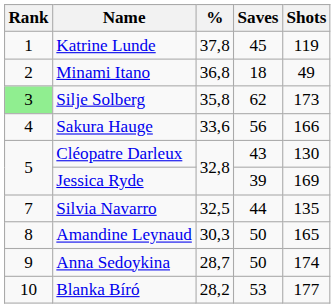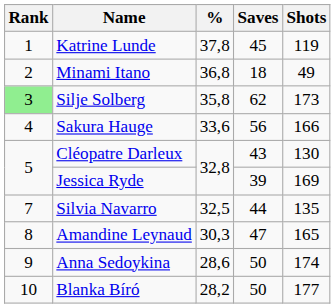(258, 235) 50 -> (258, 235) 47
(215, 262) 28,7 -> (215, 262) 28,6
(258, 289) 53 -> (258, 289) 50
